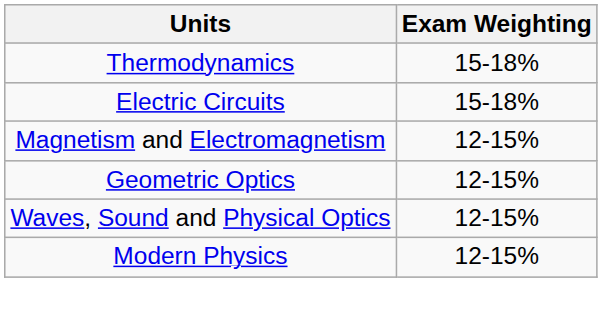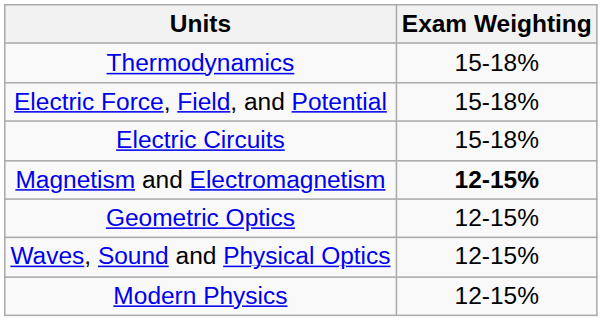+ row: (200, 101)
(497, 140) normal -> (497, 179) bold
